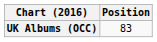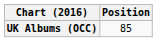(126, 29) 83 -> (126, 29) 85
